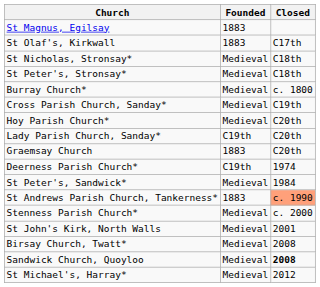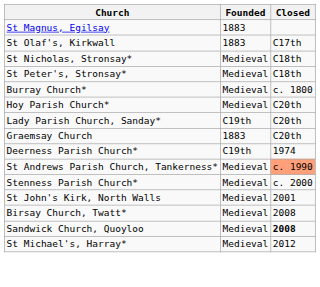- row: (87, 105)
- row: (67, 182)
(234, 198) 1883 -> (245, 167) Medieval
